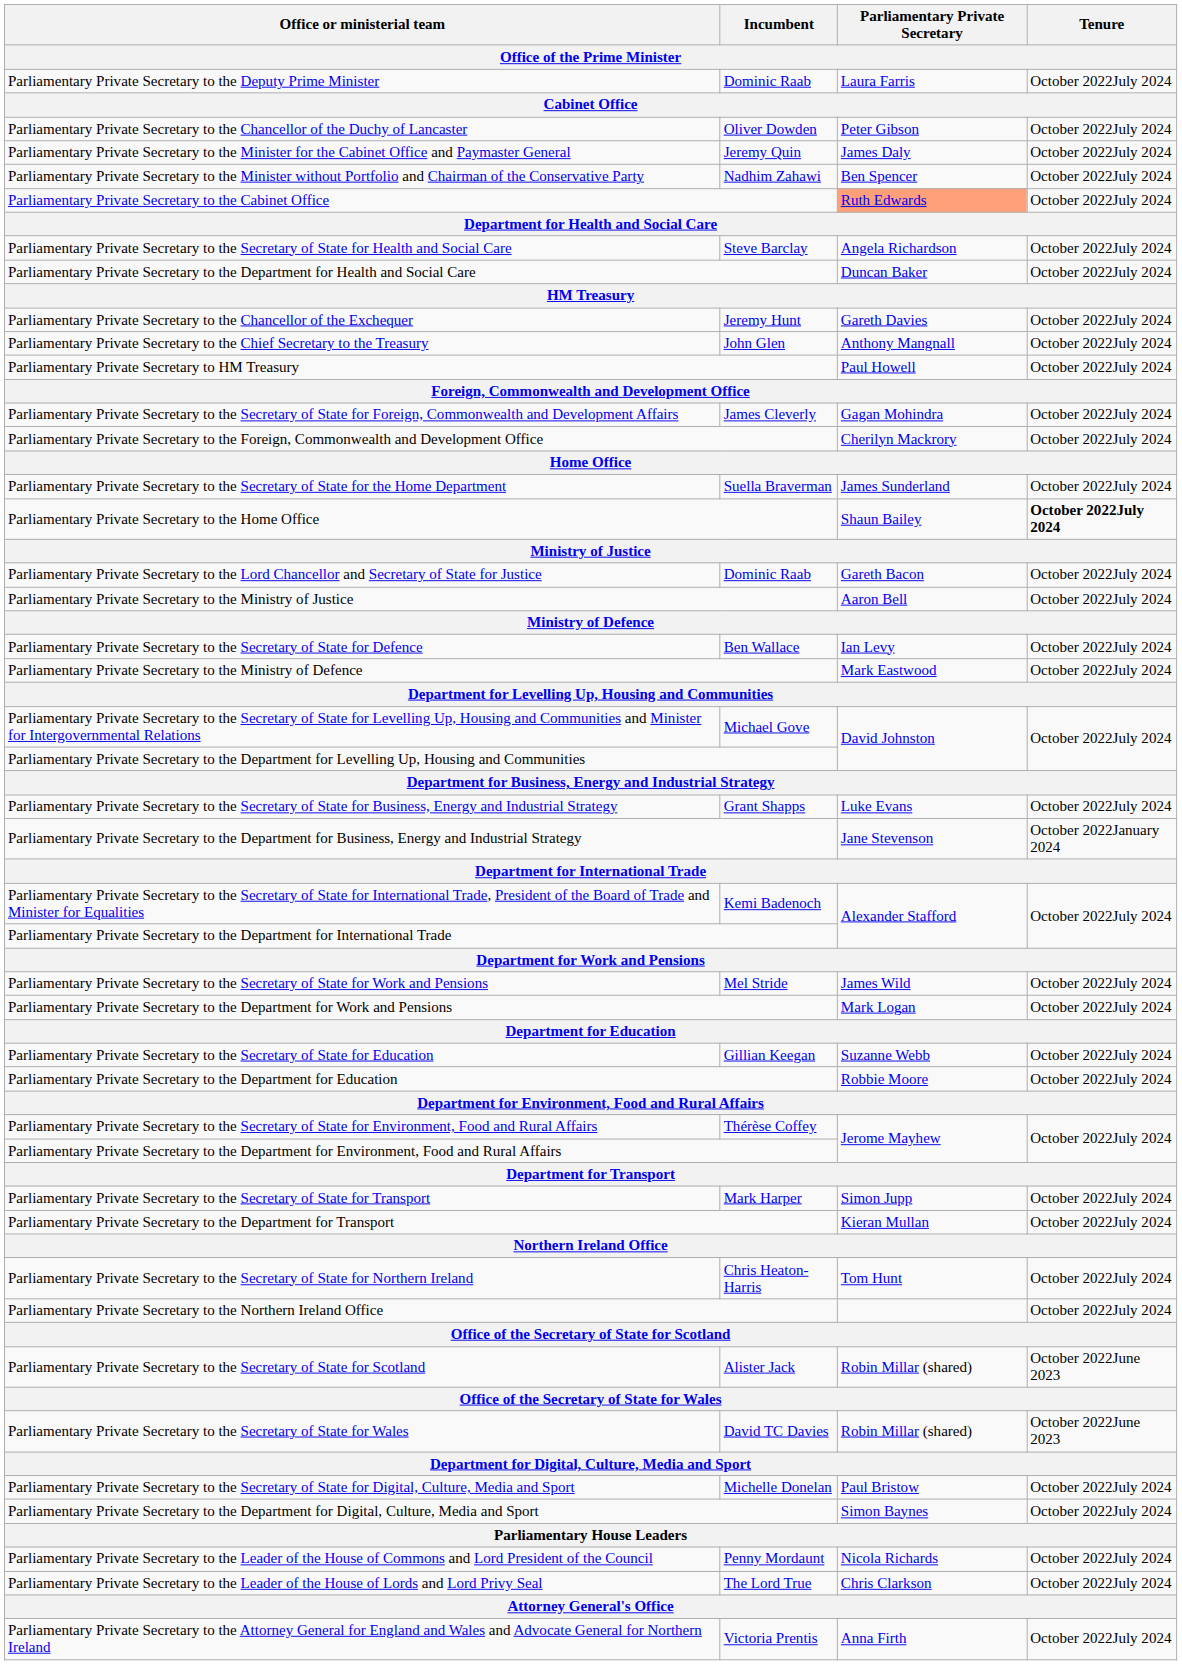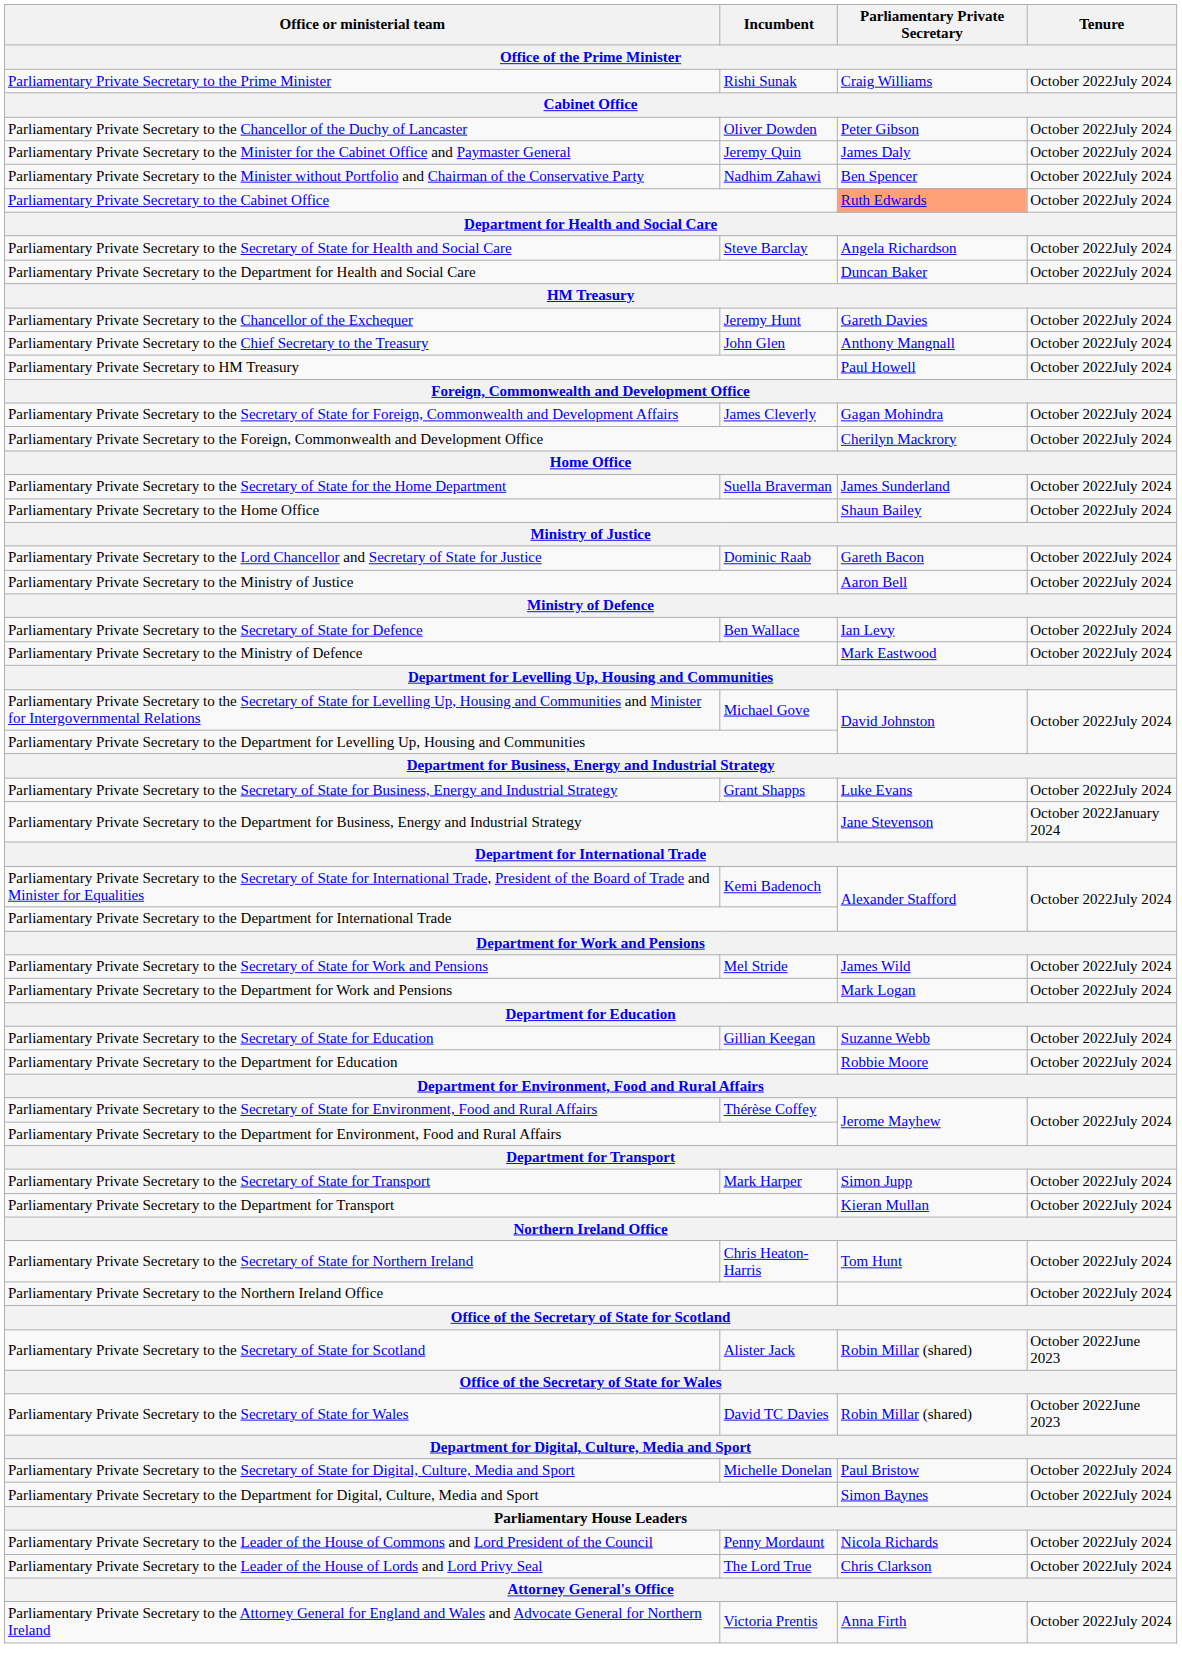+ row: (170, 81)
- row: (194, 81)
(1087, 518) bold -> (1101, 510) normal
